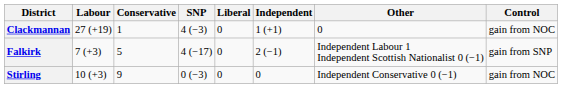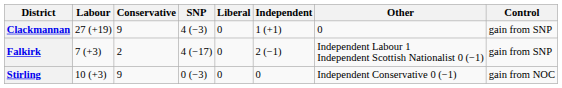(119, 29) 1 -> (119, 29) 9
(522, 29) gain from NOC -> (520, 29) gain from SNP
(119, 52) 5 -> (119, 52) 2
